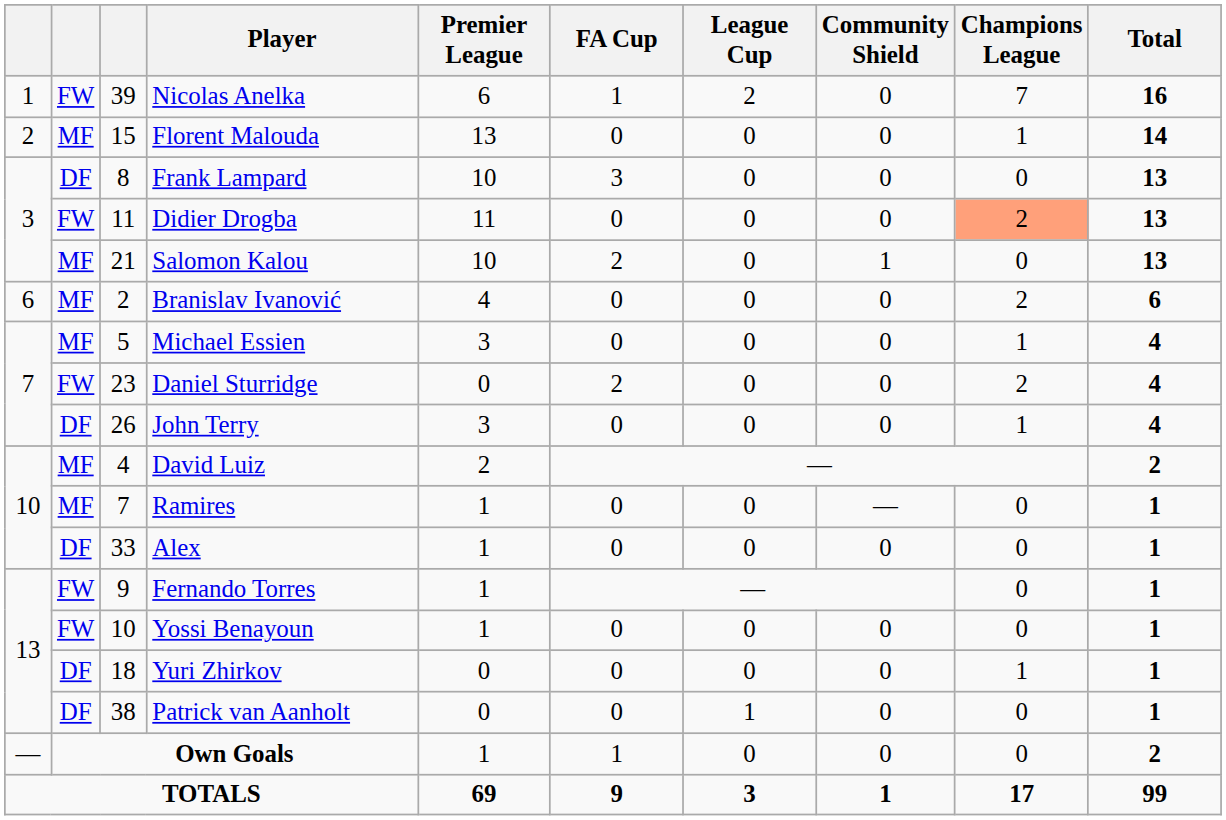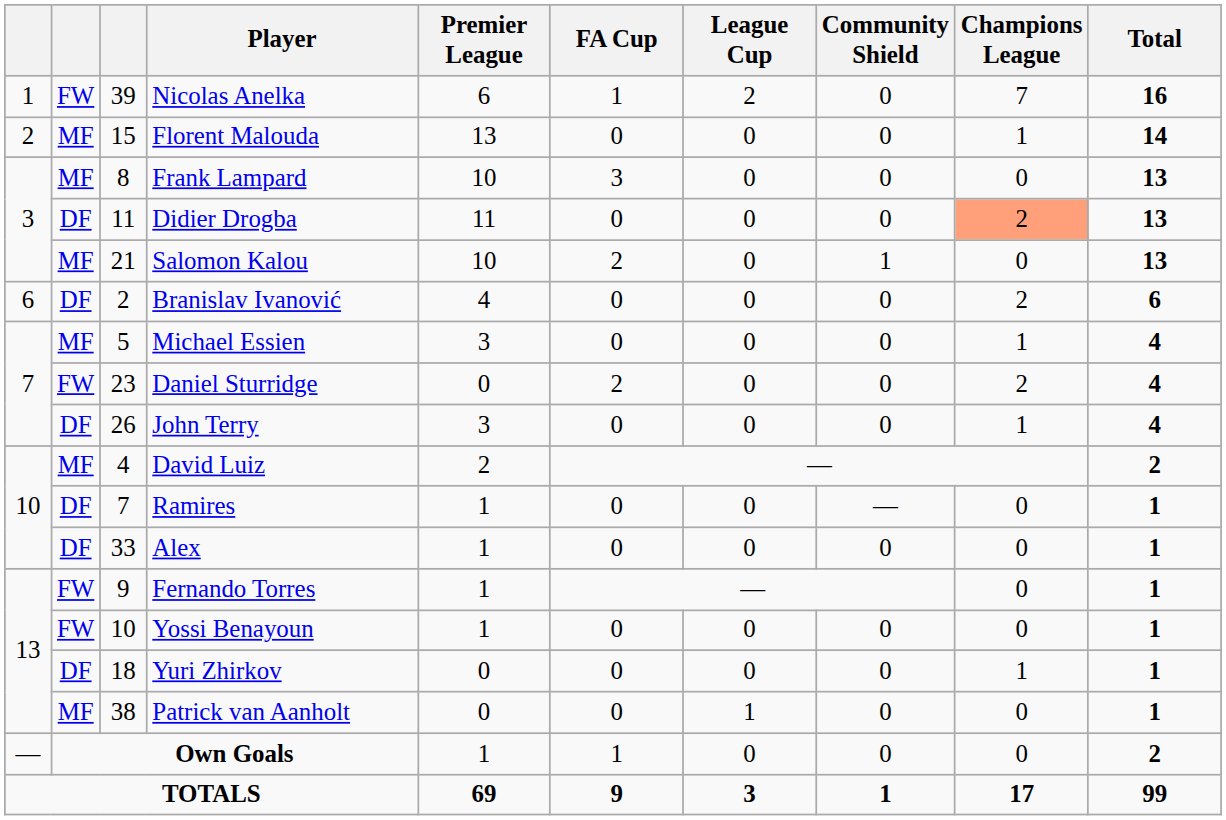(76, 178) DF -> (76, 178) MF
(76, 219) FW -> (76, 219) DF
(76, 301) MF -> (76, 301) DF
(76, 506) MF -> (76, 506) DF
(76, 712) DF -> (76, 712) MF
